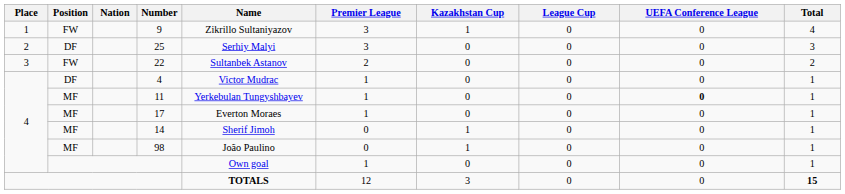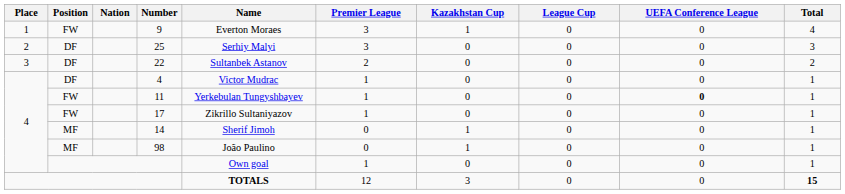(249, 29) Zikrillo Sultaniyazov -> (249, 29) Everton Moraes
(70, 63) FW -> (70, 63) DF
(70, 97) MF -> (70, 97) FW
(70, 113) MF -> (70, 113) FW
(249, 113) Everton Moraes -> (249, 113) Zikrillo Sultaniyazov
